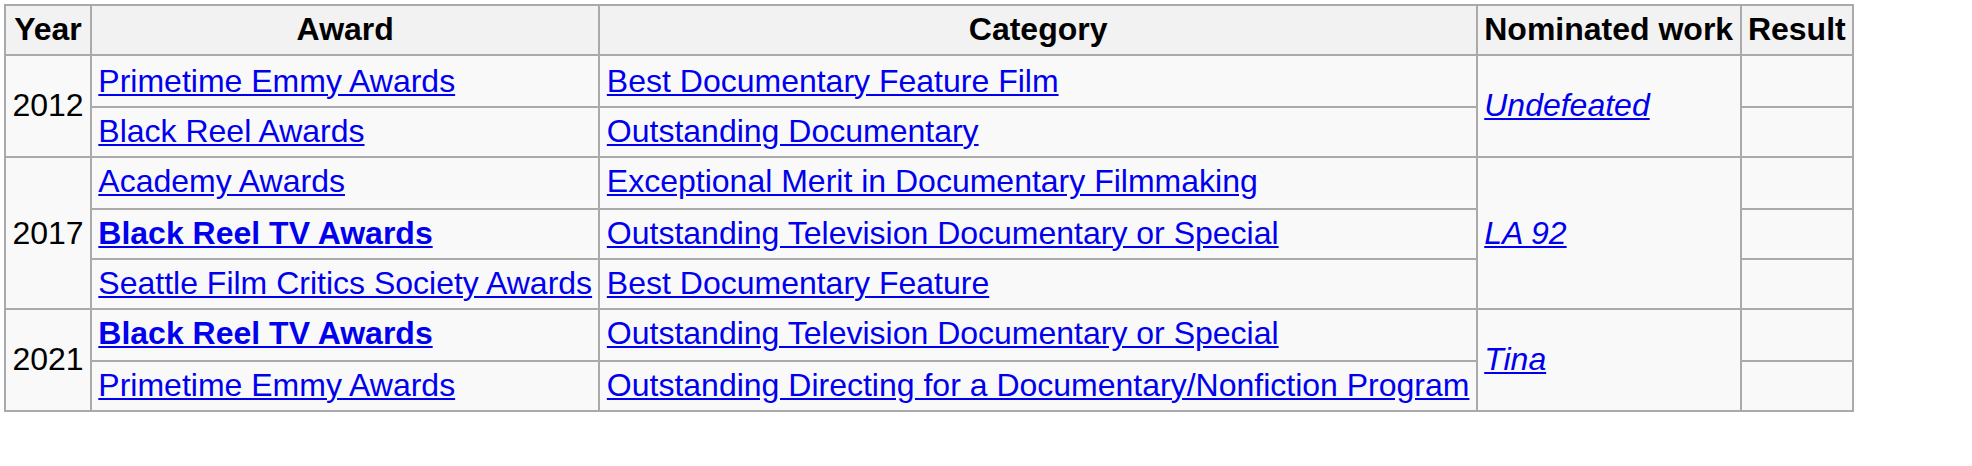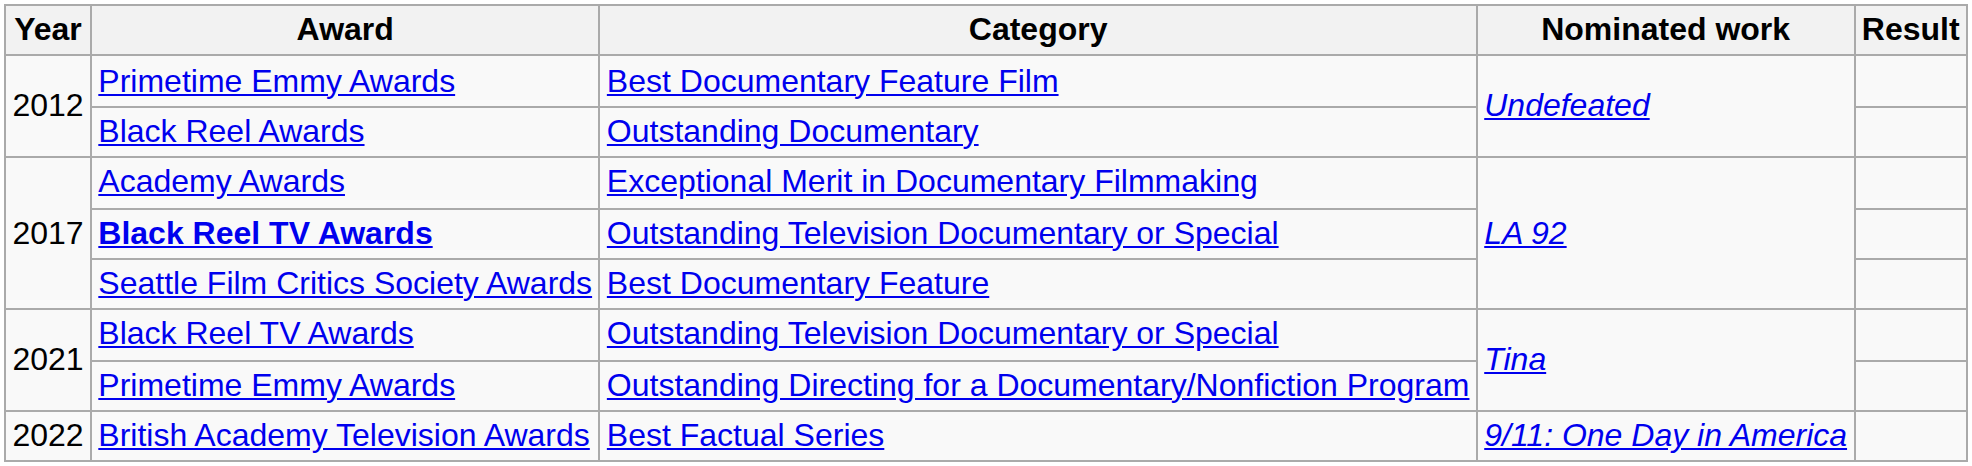(266, 334) bold -> (256, 334) normal
+ row: (48, 435)
